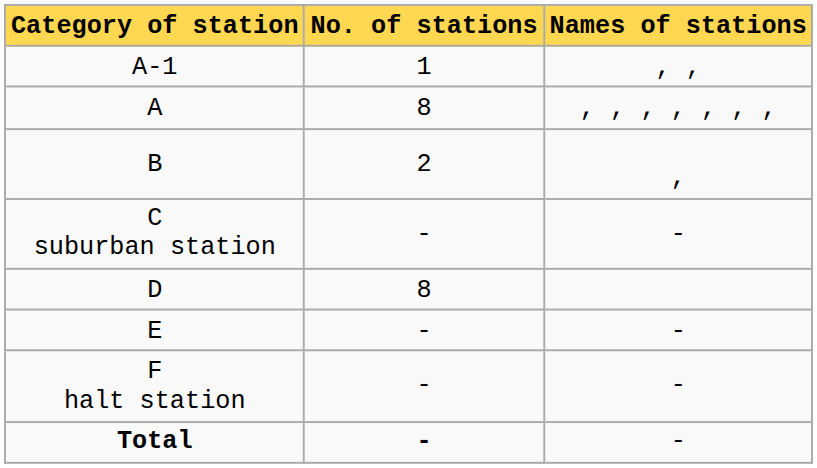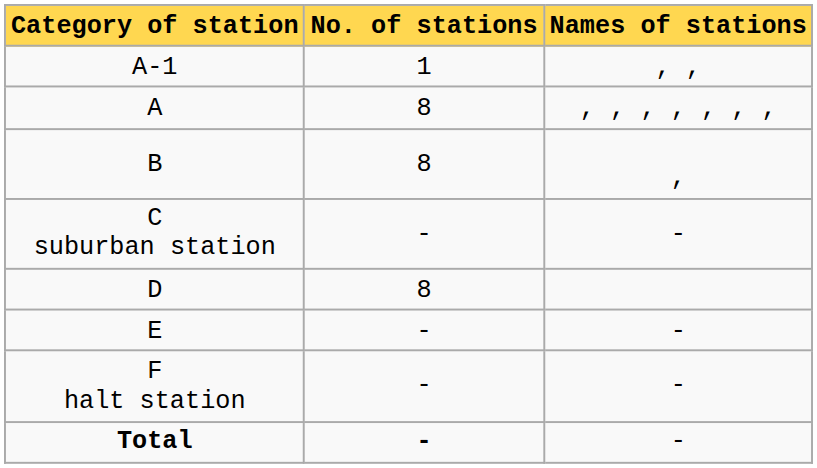(424, 163) 2 -> (424, 163) 8
